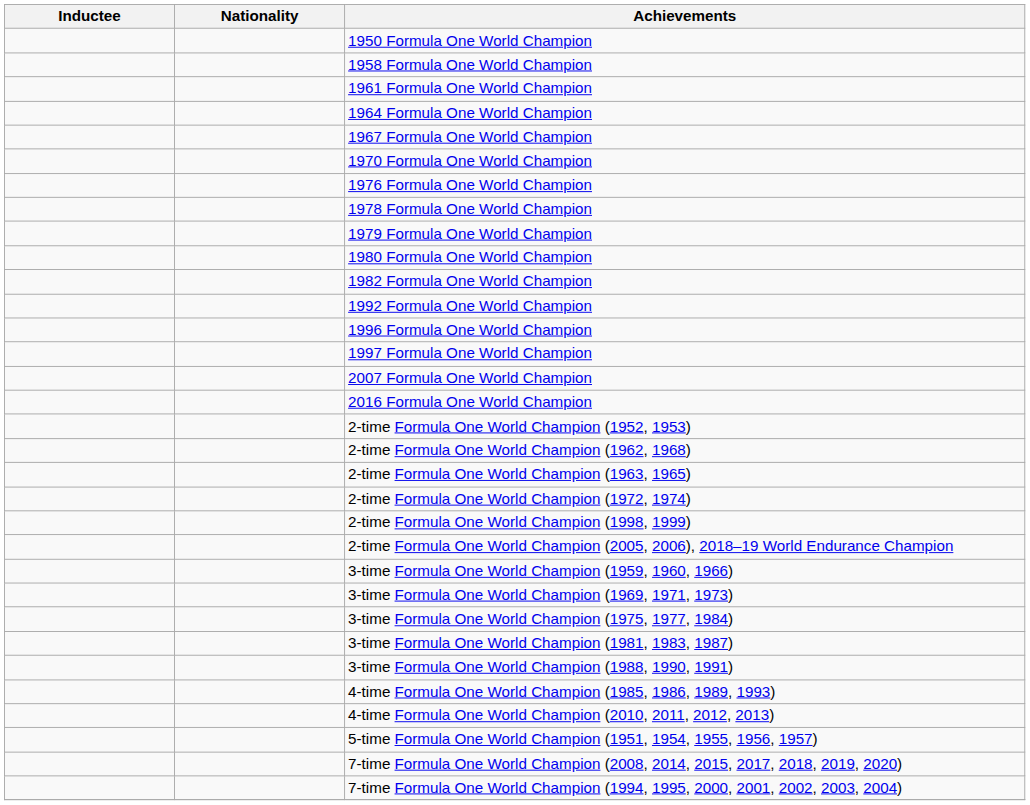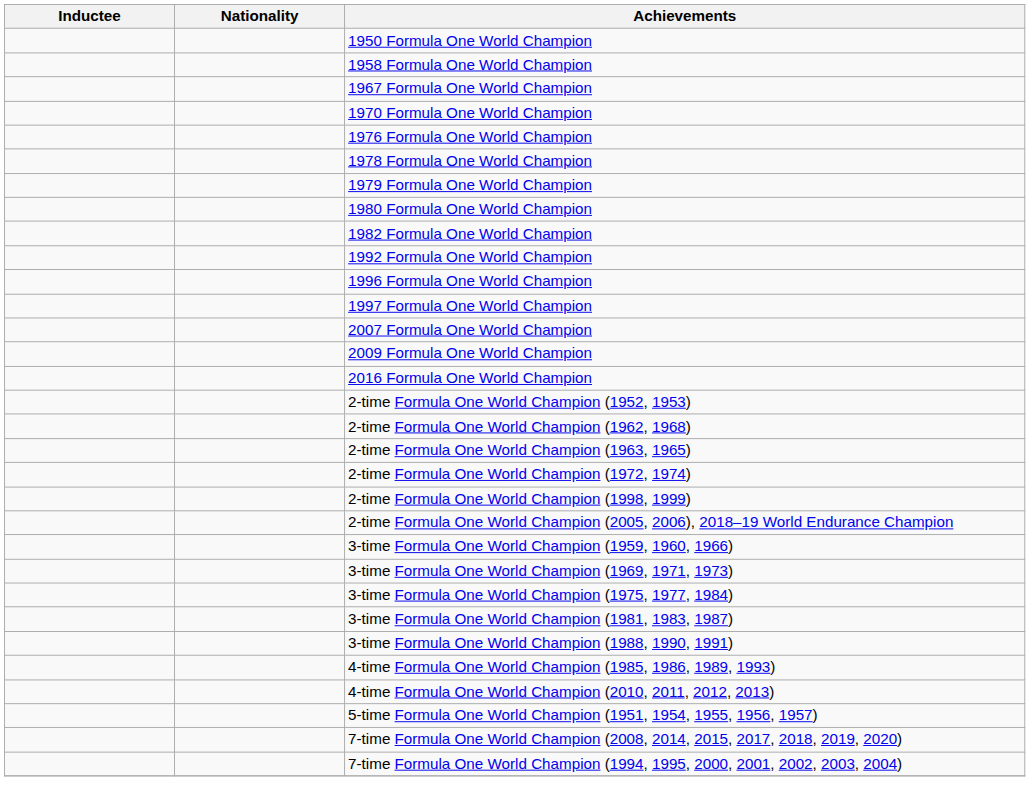- row: (470, 88)
- row: (470, 112)
+ row: (470, 354)
